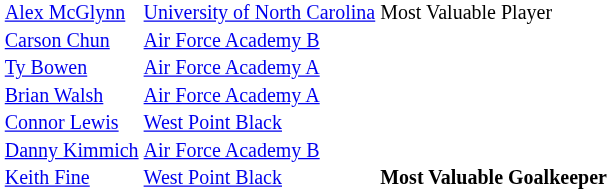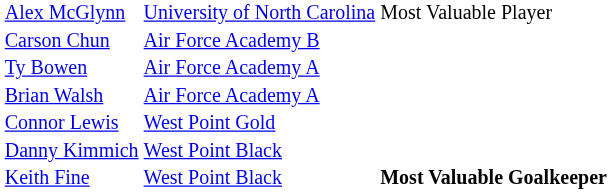(213, 122) West Point Black -> (209, 122) West Point Gold
(232, 150) Air Force Academy B -> (213, 150) West Point Black
